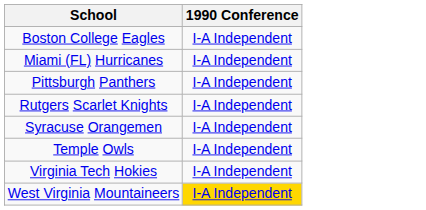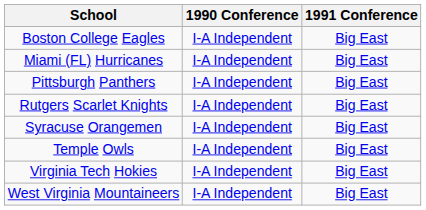+ column: (361, 15)
(242, 194) gold background -> (242, 194) no background
